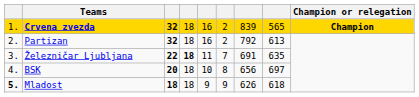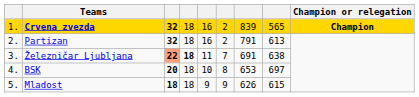(248, 41) 792 -> (248, 41) 791
(172, 56) no background -> (172, 56) lightsalmon background
(277, 56) 635 -> (277, 56) 638
(248, 70) 656 -> (248, 70) 653
(13, 85) bold -> (13, 85) normal
(277, 85) 618 -> (277, 85) 615
